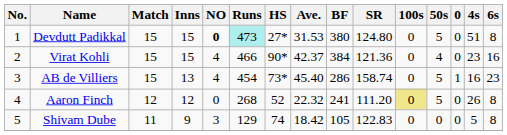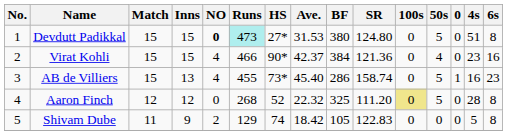(247, 78) 454 -> (247, 78) 455
(340, 99) 241 -> (340, 99) 325
(474, 99) 26 -> (474, 99) 28
(216, 120) 3 -> (216, 120) 2
